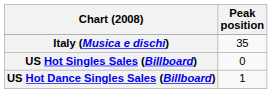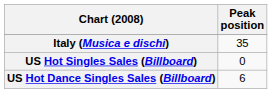(242, 79) 1 -> (242, 79) 6
